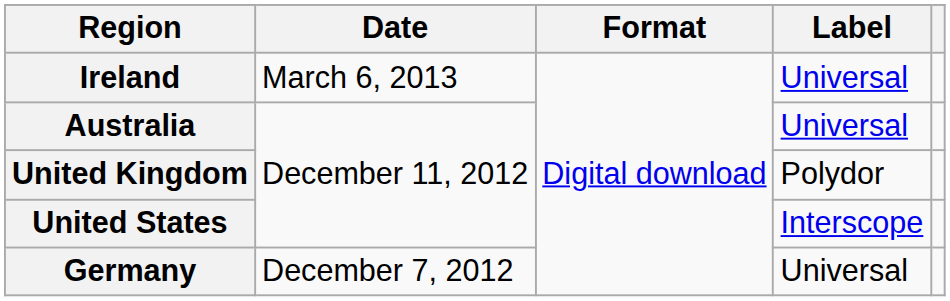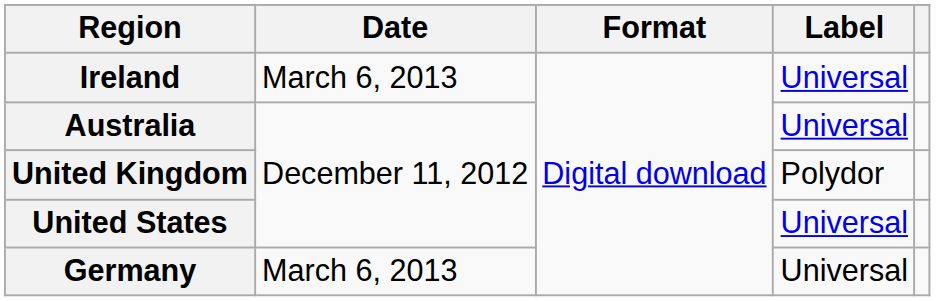(852, 222) Interscope -> (844, 222) Universal
(388, 271) December 7, 2012 -> (360, 271) March 6, 2013
